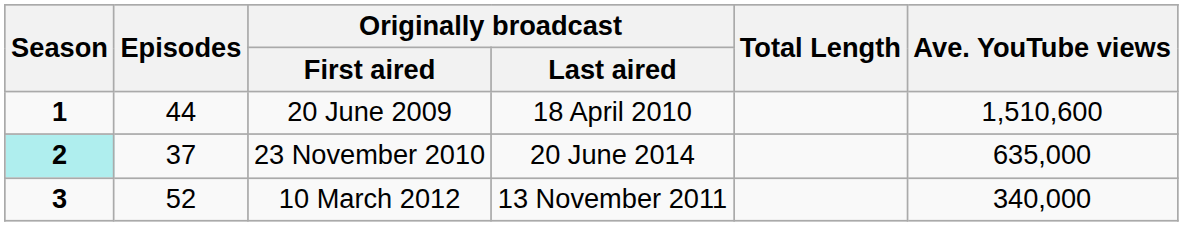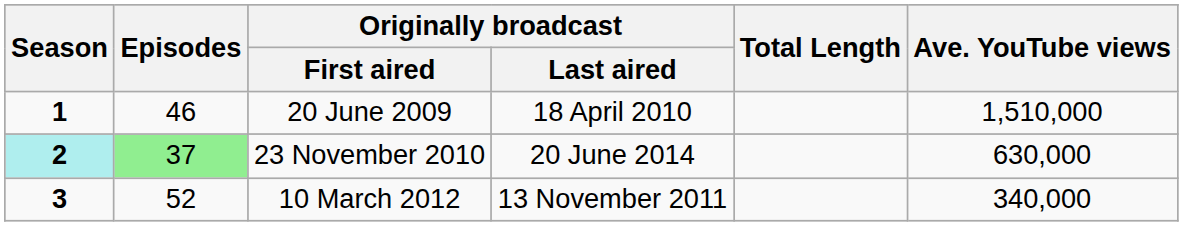(181, 112) 44 -> (181, 112) 46
(1042, 112) 1,510,600 -> (1042, 112) 1,510,000
(181, 155) no background -> (181, 155) lightgreen background
(1042, 155) 635,000 -> (1042, 155) 630,000
